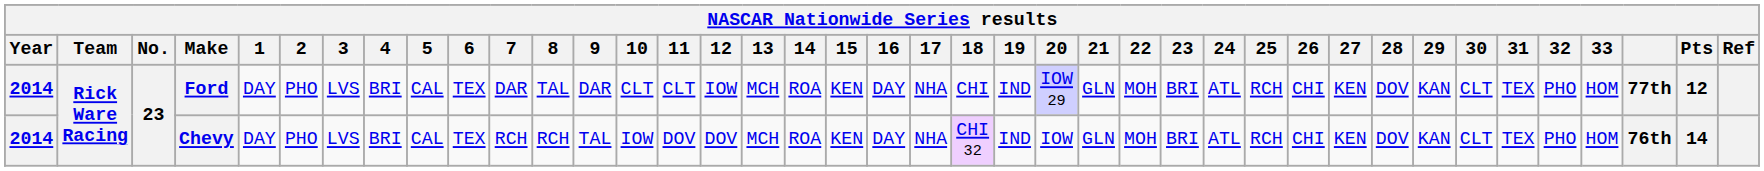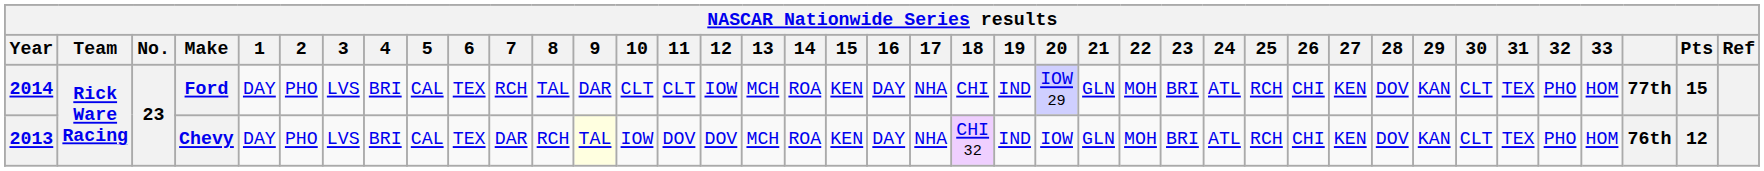(511, 89) DAR -> (511, 89) RCH
(1697, 89) 12 -> (1697, 89) 15
(31, 139) 2014 -> (31, 139) 2013
(511, 139) RCH -> (511, 139) DAR
(595, 139) no background -> (595, 139) lightyellow background
(1697, 139) 14 -> (1697, 139) 12
